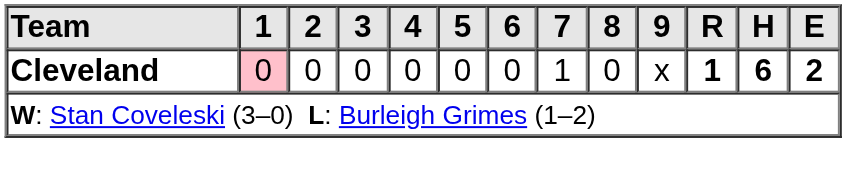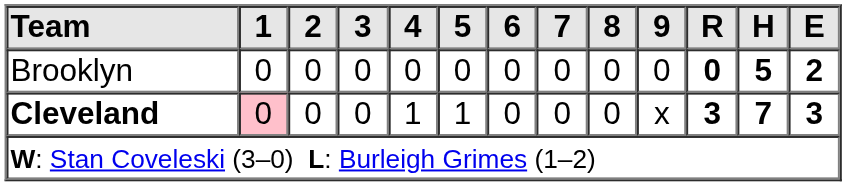+ row: (72, 70)
(413, 70) 0 -> (413, 113) 1
(463, 70) 0 -> (463, 113) 1
(562, 70) 1 -> (562, 113) 0
(712, 70) 1 -> (712, 113) 3
(763, 70) 6 -> (763, 113) 7
(814, 70) 2 -> (814, 113) 3
